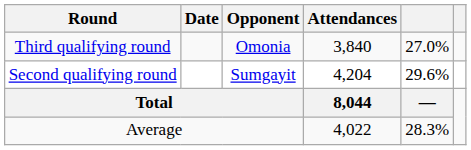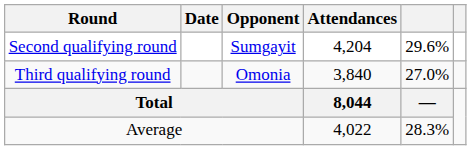rows swapped: (93, 74) <-> (93, 46)
